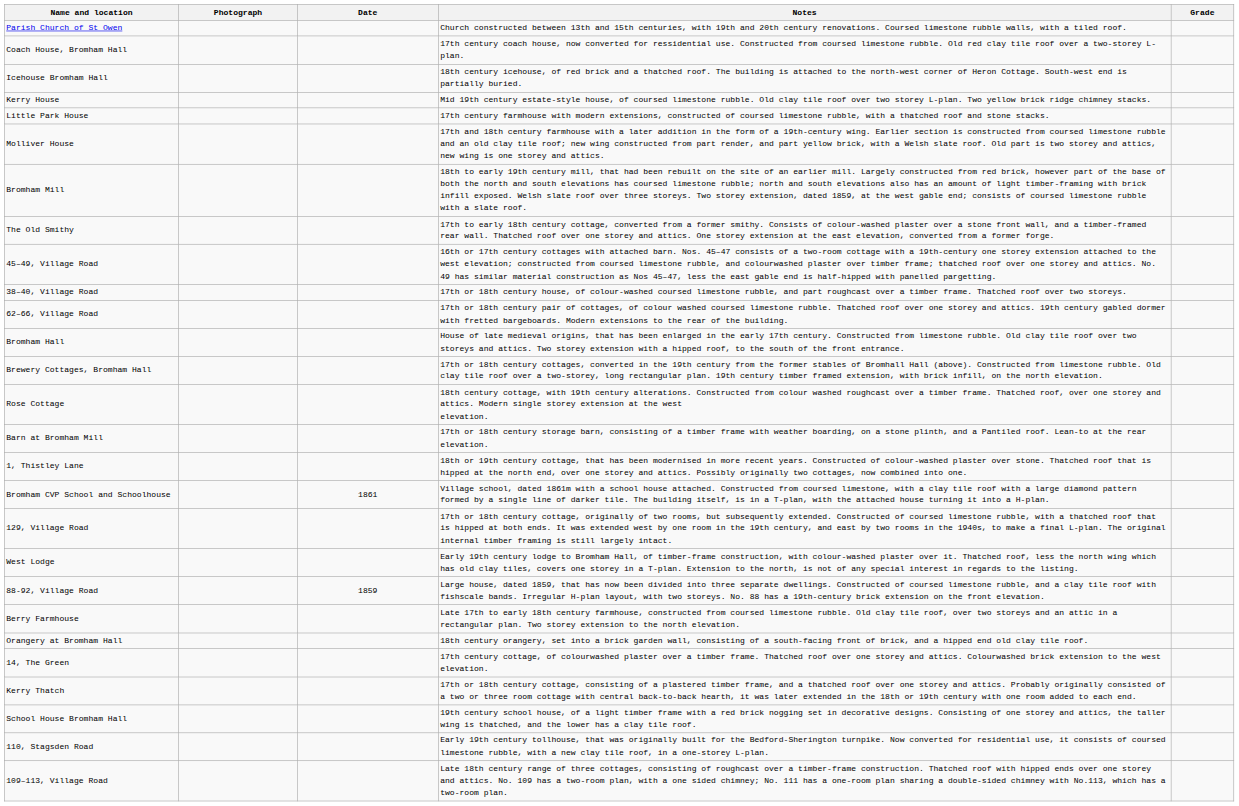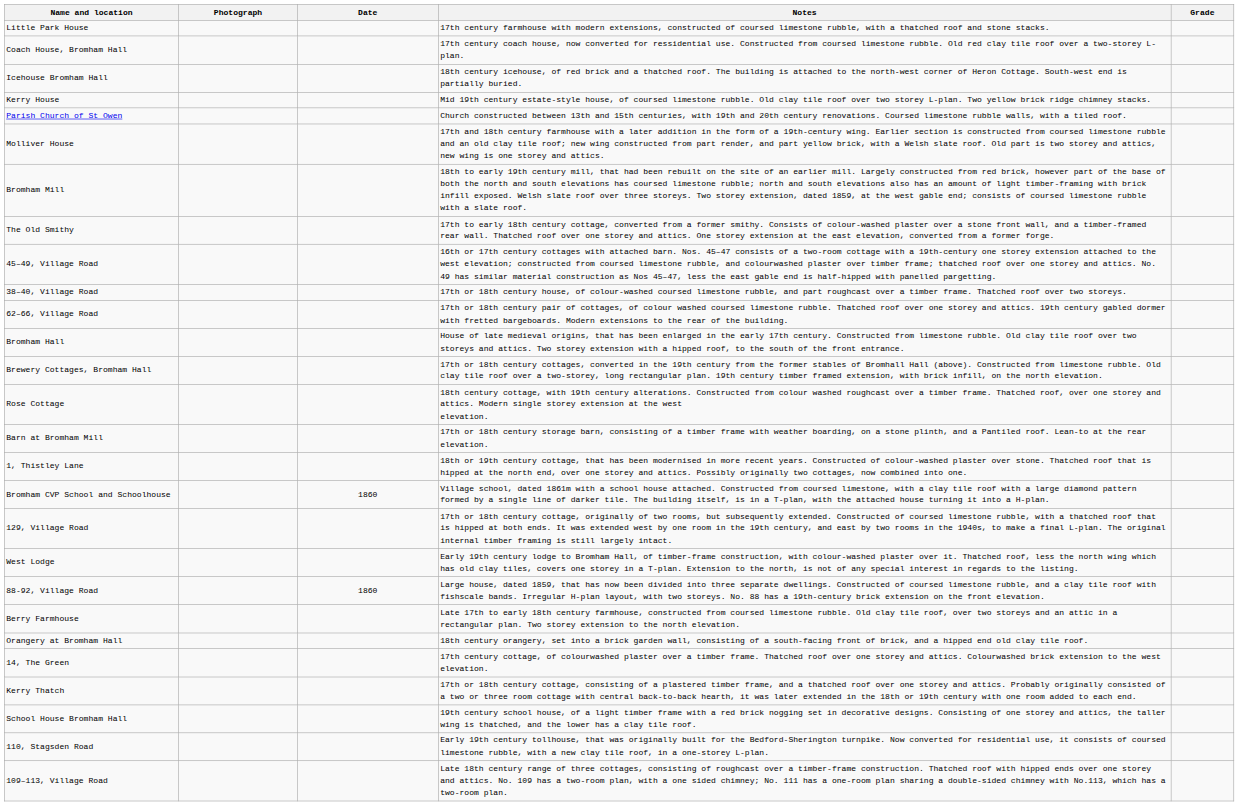rows swapped: (64, 28) <-> (47, 116)
(368, 494) 1861 -> (368, 494) 1860
(368, 591) 1859 -> (368, 591) 1860
